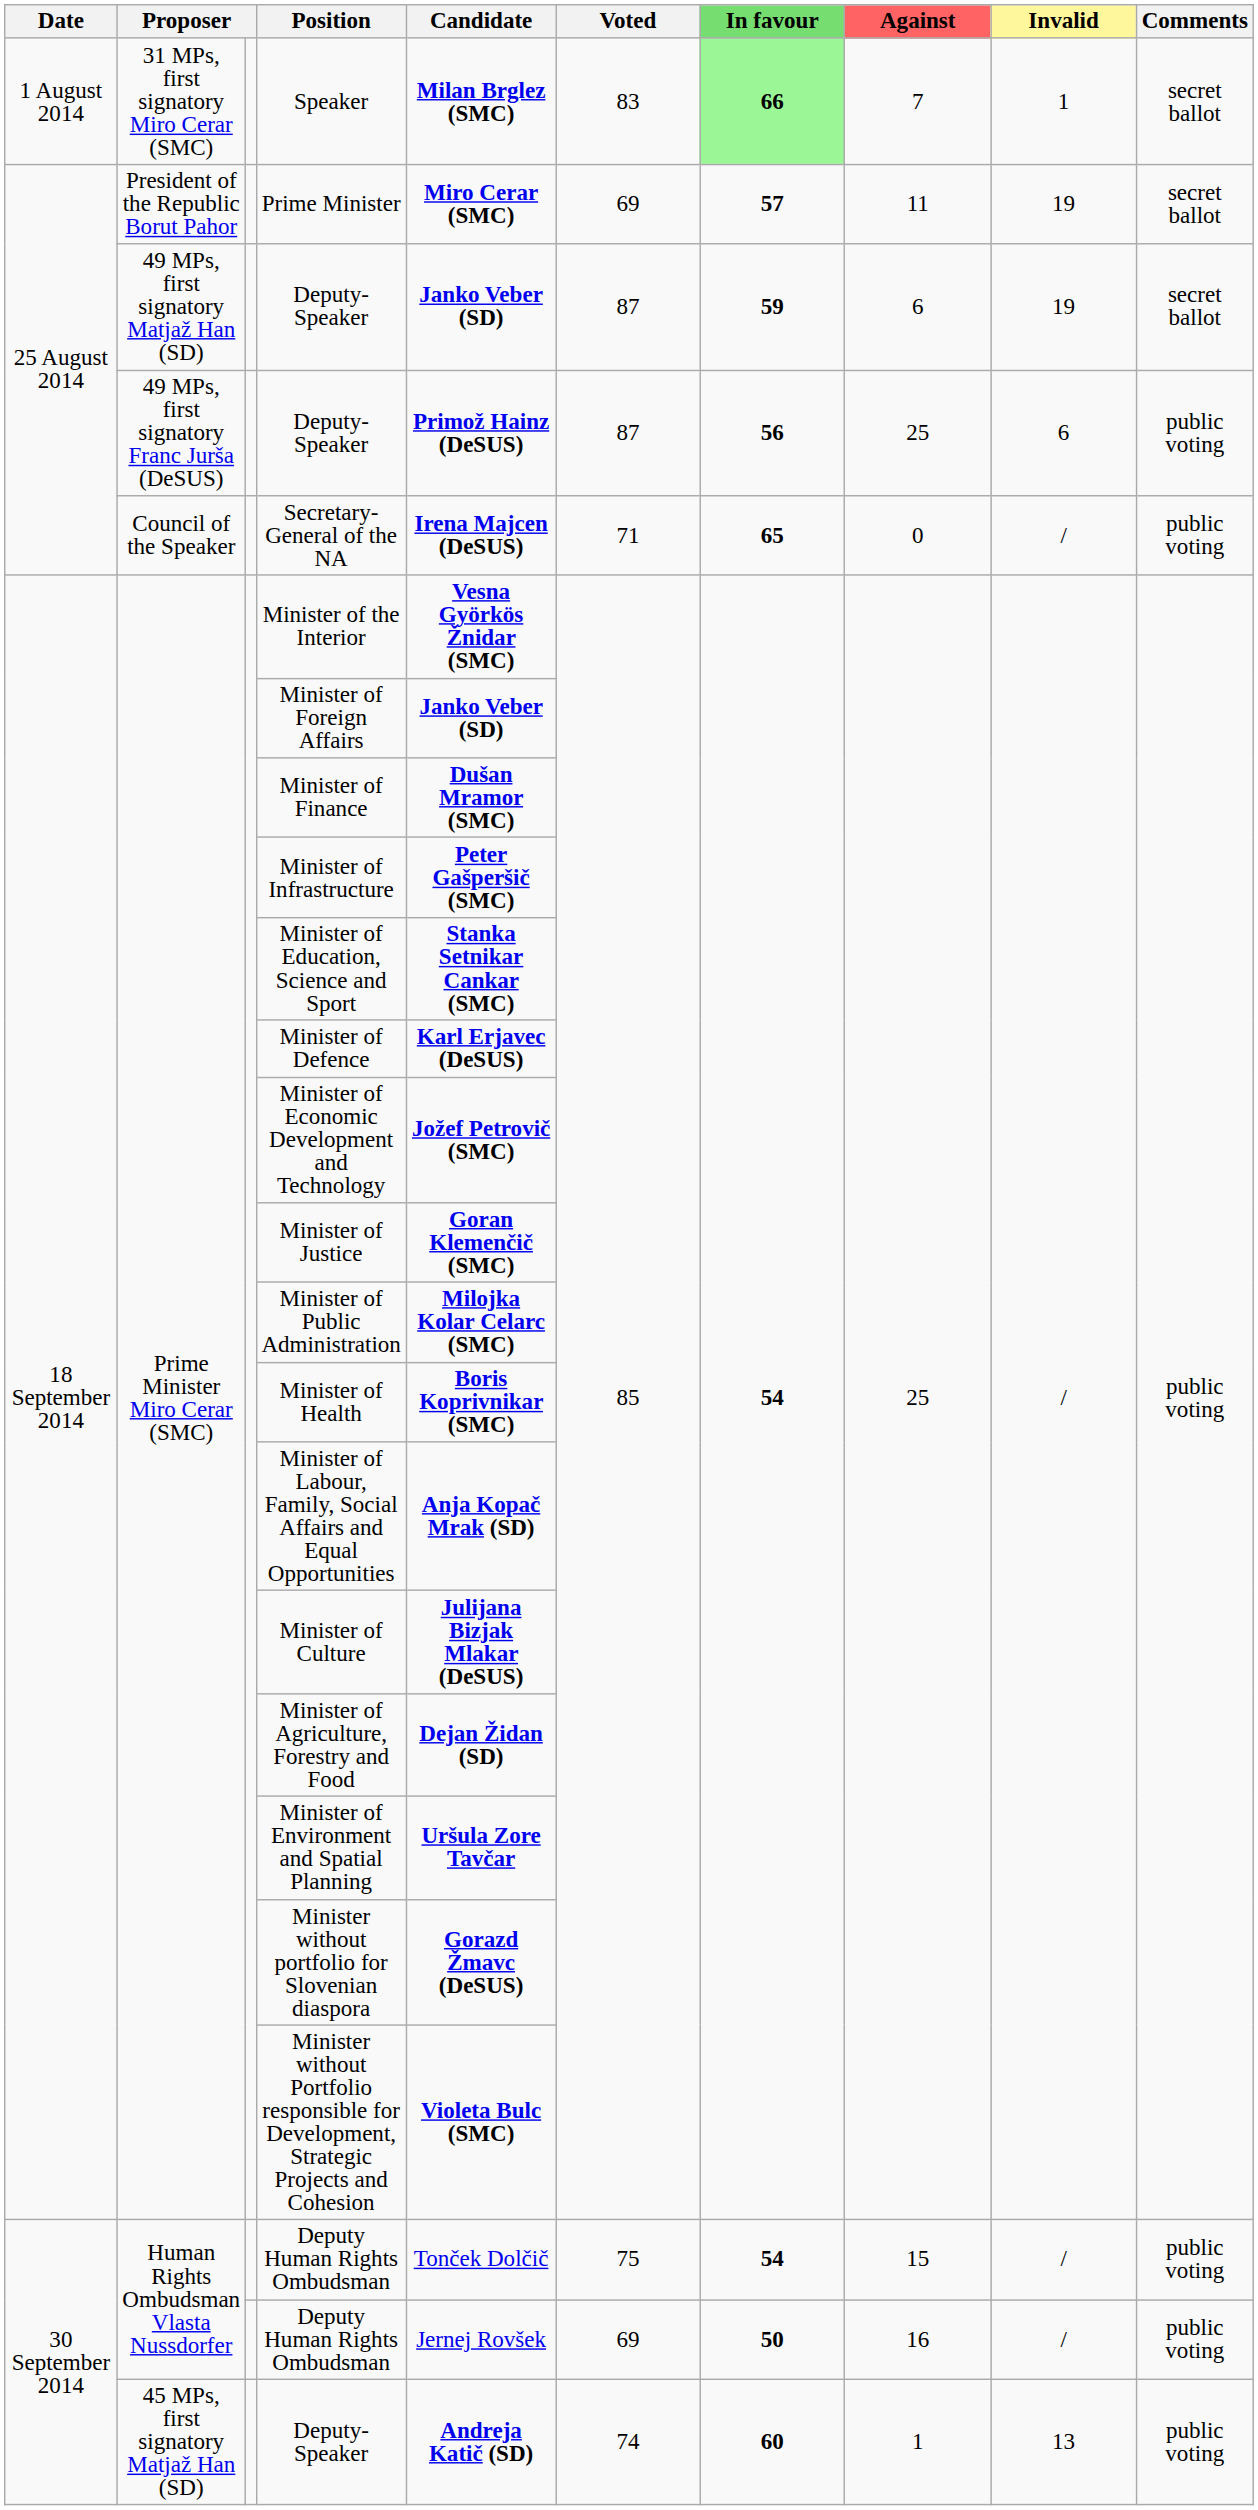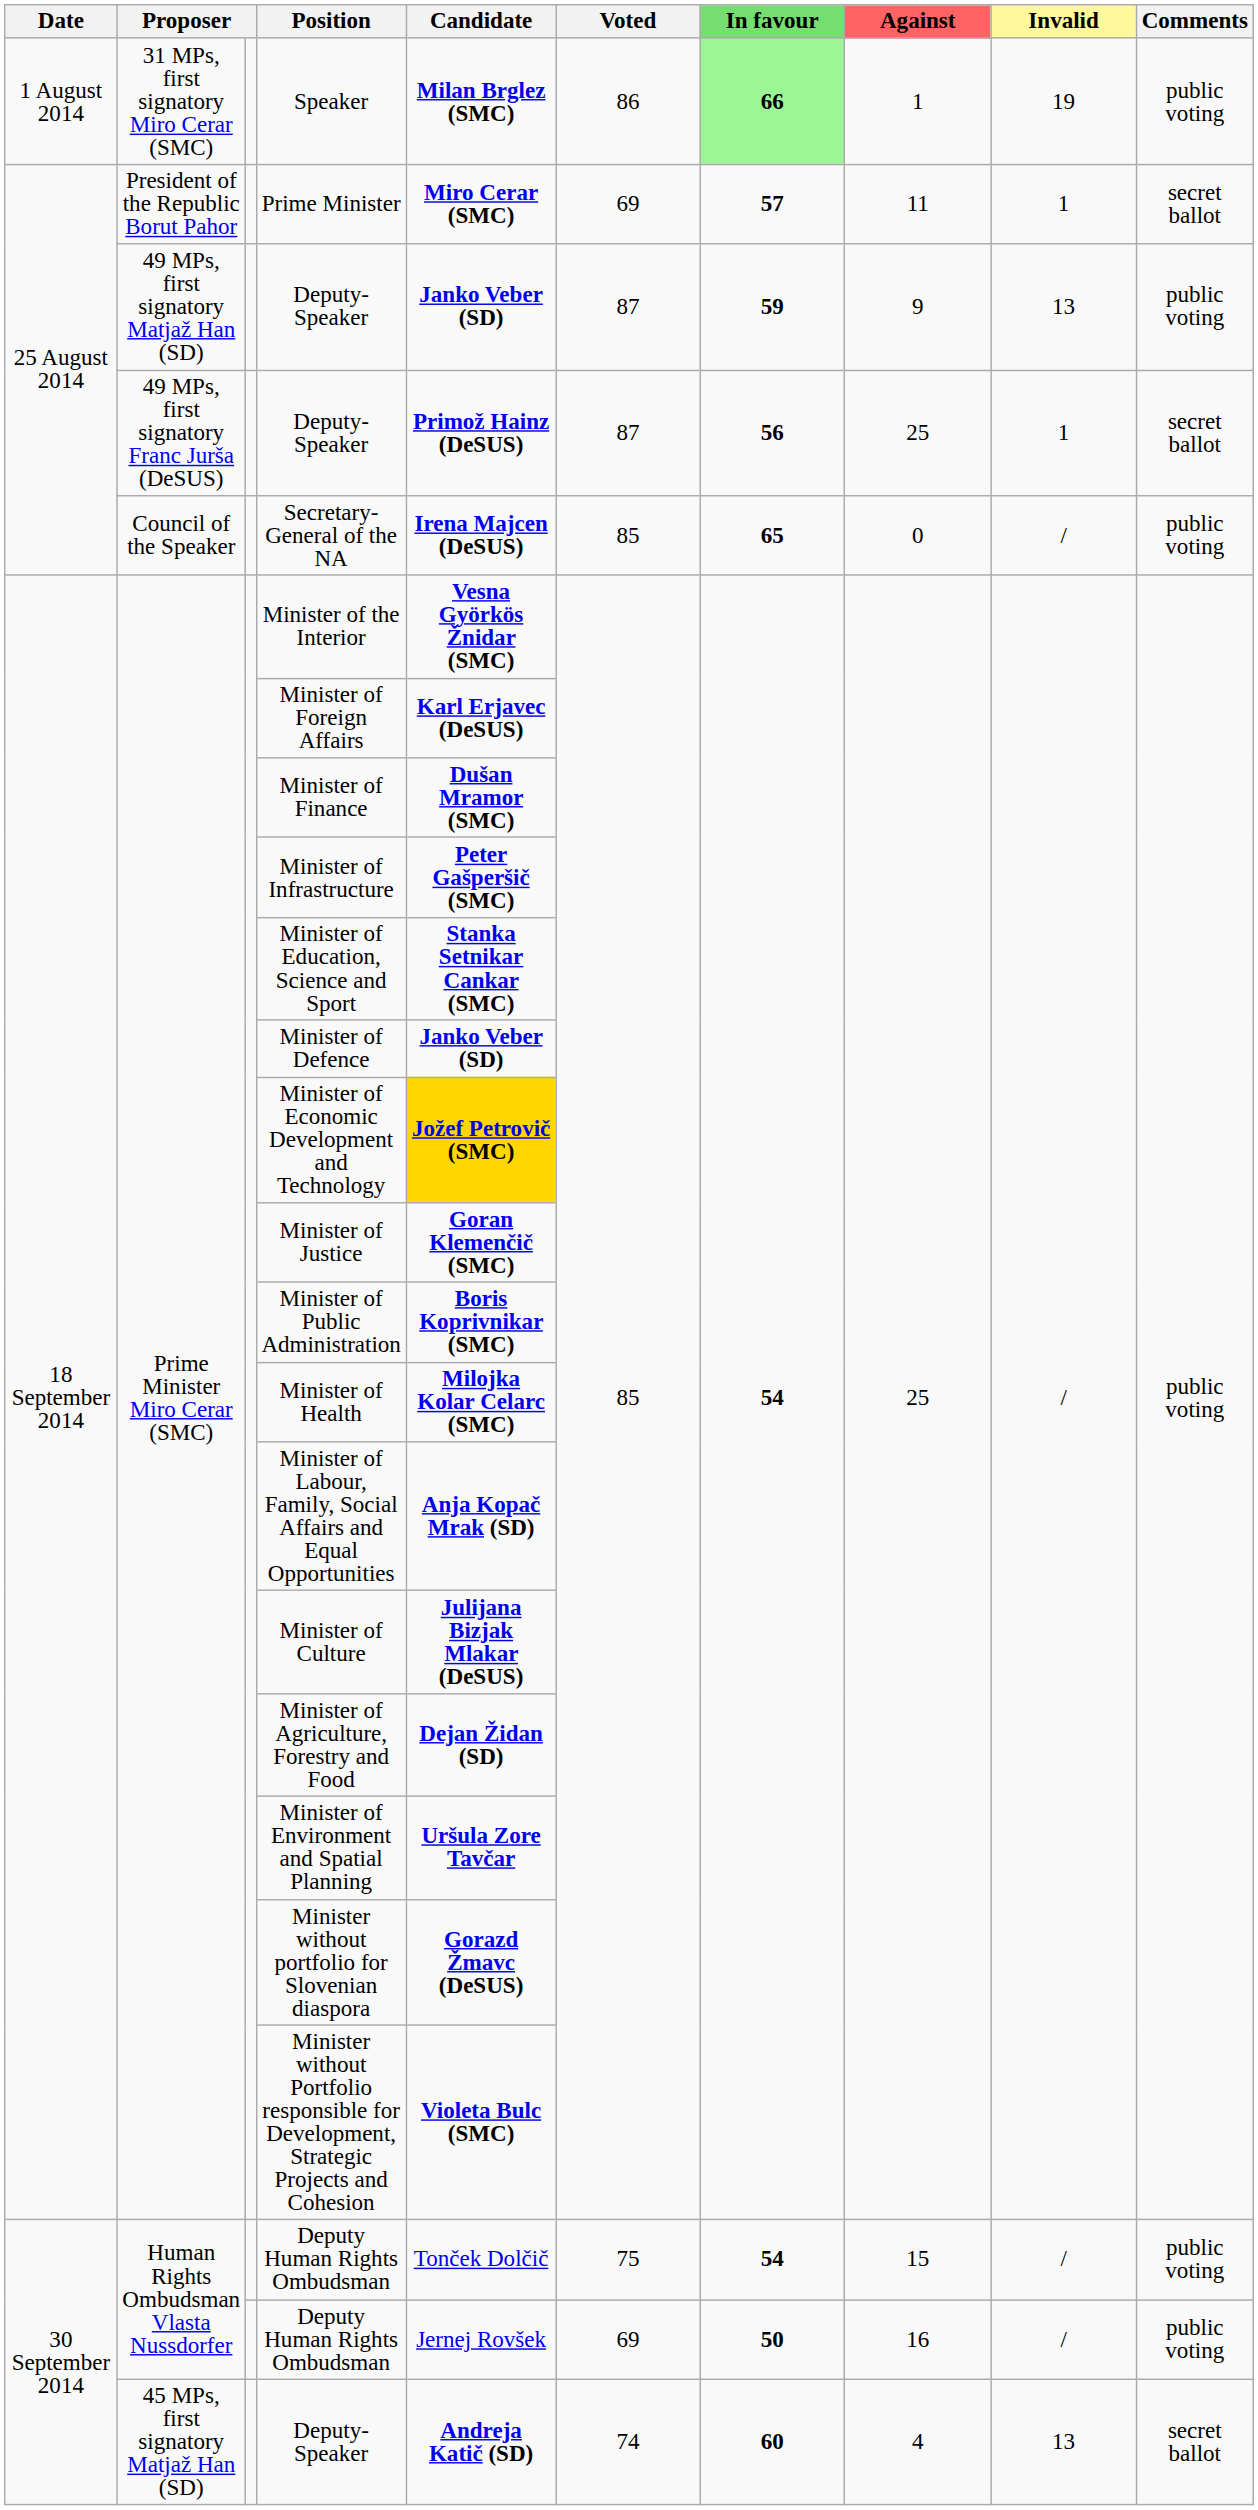(628, 101) 83 -> (628, 101) 86
(918, 101) 7 -> (918, 101) 1
(1064, 101) 1 -> (1064, 101) 19
(1195, 101) secret ballot -> (1195, 101) public voting
(1064, 203) 19 -> (1064, 203) 1
(918, 306) 6 -> (918, 306) 9
(1064, 306) 19 -> (1064, 306) 13
(1195, 306) secret ballot -> (1195, 306) public voting
(1064, 432) 6 -> (1064, 432) 1
(1195, 432) public voting -> (1195, 432) secret ballot
(628, 535) 71 -> (628, 535) 85
(481, 717) Janko Veber (SD) -> (481, 717) Karl Erjavec (DeSUS)
(481, 1048) Karl Erjavec (DeSUS) -> (481, 1048) Janko Veber (SD)
(481, 1139) no background -> (481, 1139) gold background
(481, 1322) Milojka Kolar Celarc (SMC) -> (481, 1322) Boris Koprivnikar (SMC)
(481, 1401) Boris Koprivnikar (SMC) -> (481, 1401) Milojka Kolar Celarc (SMC)
(918, 2441) 1 -> (918, 2441) 4
(1195, 2441) public voting -> (1195, 2441) secret ballot
